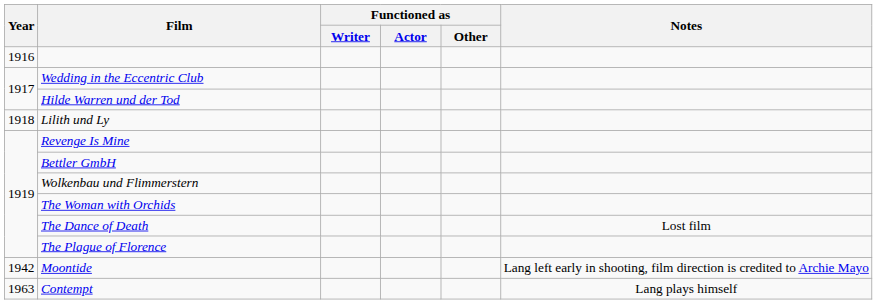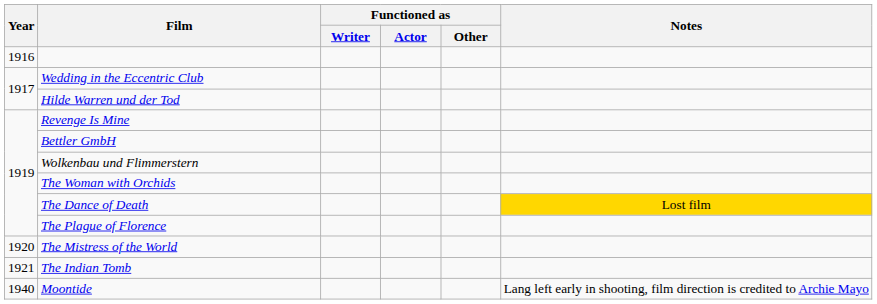- row: (75, 120)
(686, 225) no background -> (686, 204) gold background
+ row: (109, 246)
+ row: (86, 267)
(21, 267) 1942 -> (21, 288) 1940
- row: (67, 288)
